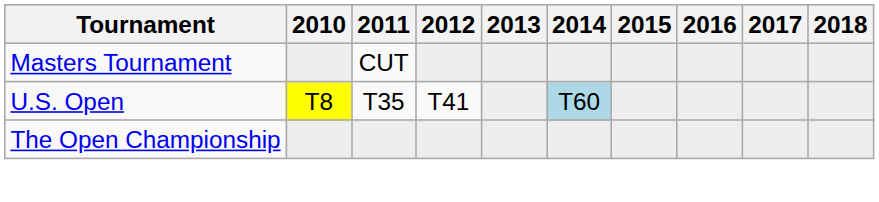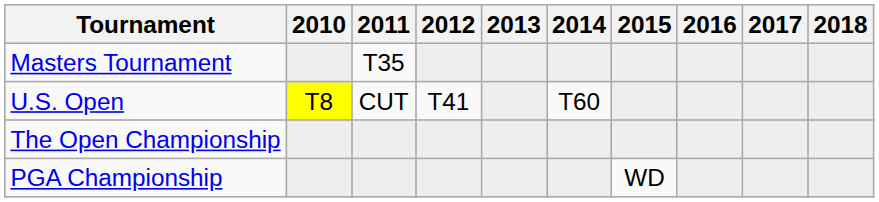(384, 63) CUT -> (384, 63) T35
(384, 101) T35 -> (384, 101) CUT
(579, 101) lightblue background -> (579, 101) no background
+ row: (116, 178)
